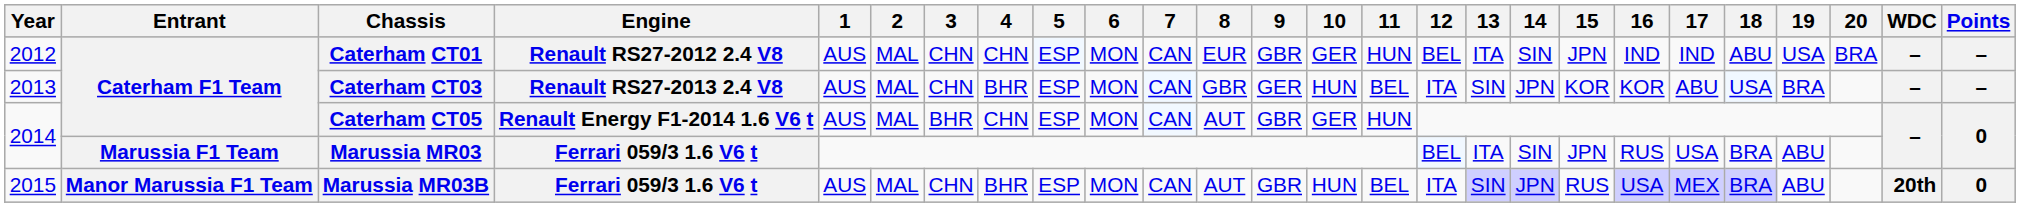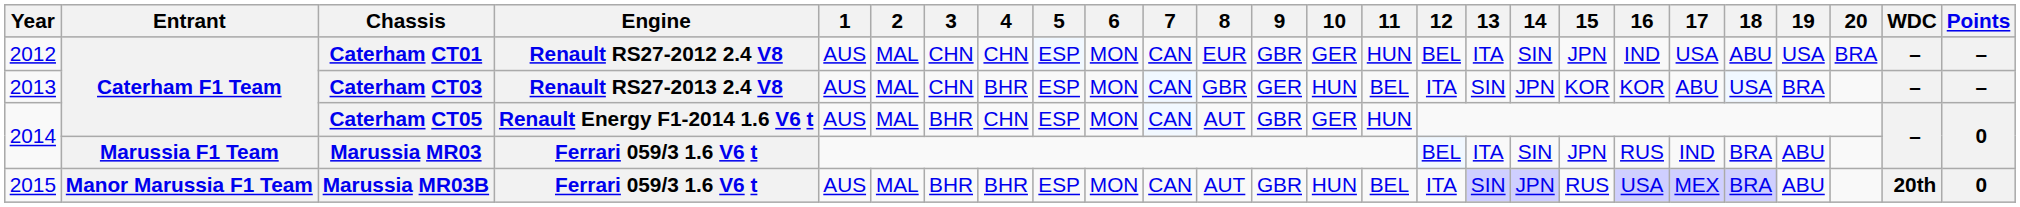(1697, 54) IND -> (1697, 54) USA
(1697, 152) USA -> (1697, 152) IND
(951, 185) CHN -> (951, 185) BHR
